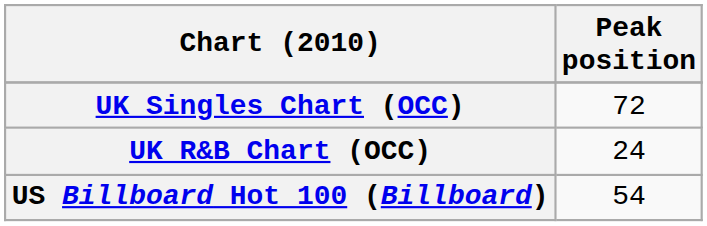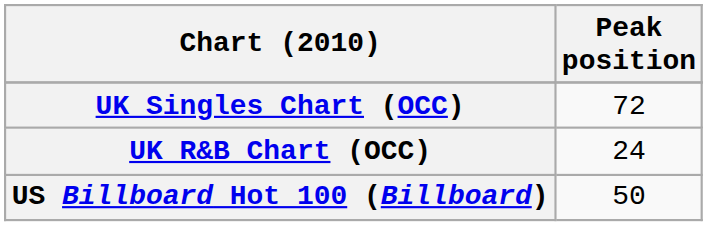(629, 197) 54 -> (629, 197) 50
